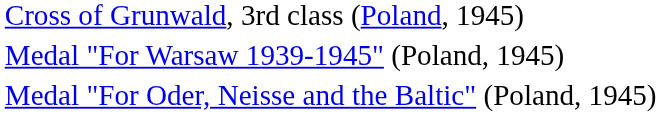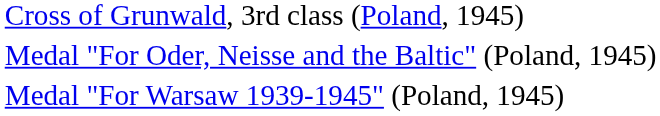rows swapped: (285, 55) <-> (331, 95)
